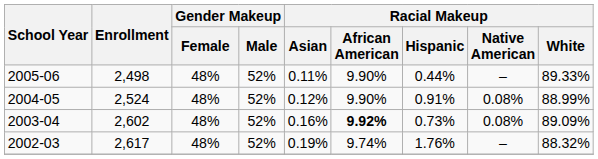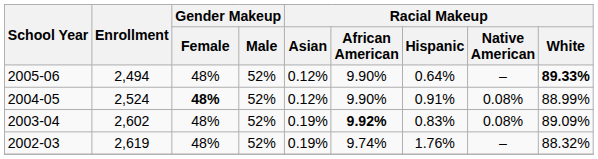(132, 76) 2,498 -> (132, 76) 2,494
(308, 76) 0.11% -> (308, 76) 0.12%
(435, 76) 0.44% -> (435, 76) 0.64%
(566, 76) normal -> (566, 76) bold
(205, 99) normal -> (205, 99) bold
(308, 121) 0.16% -> (308, 121) 0.19%
(435, 121) 0.73% -> (435, 121) 0.83%
(132, 144) 2,617 -> (132, 144) 2,619
